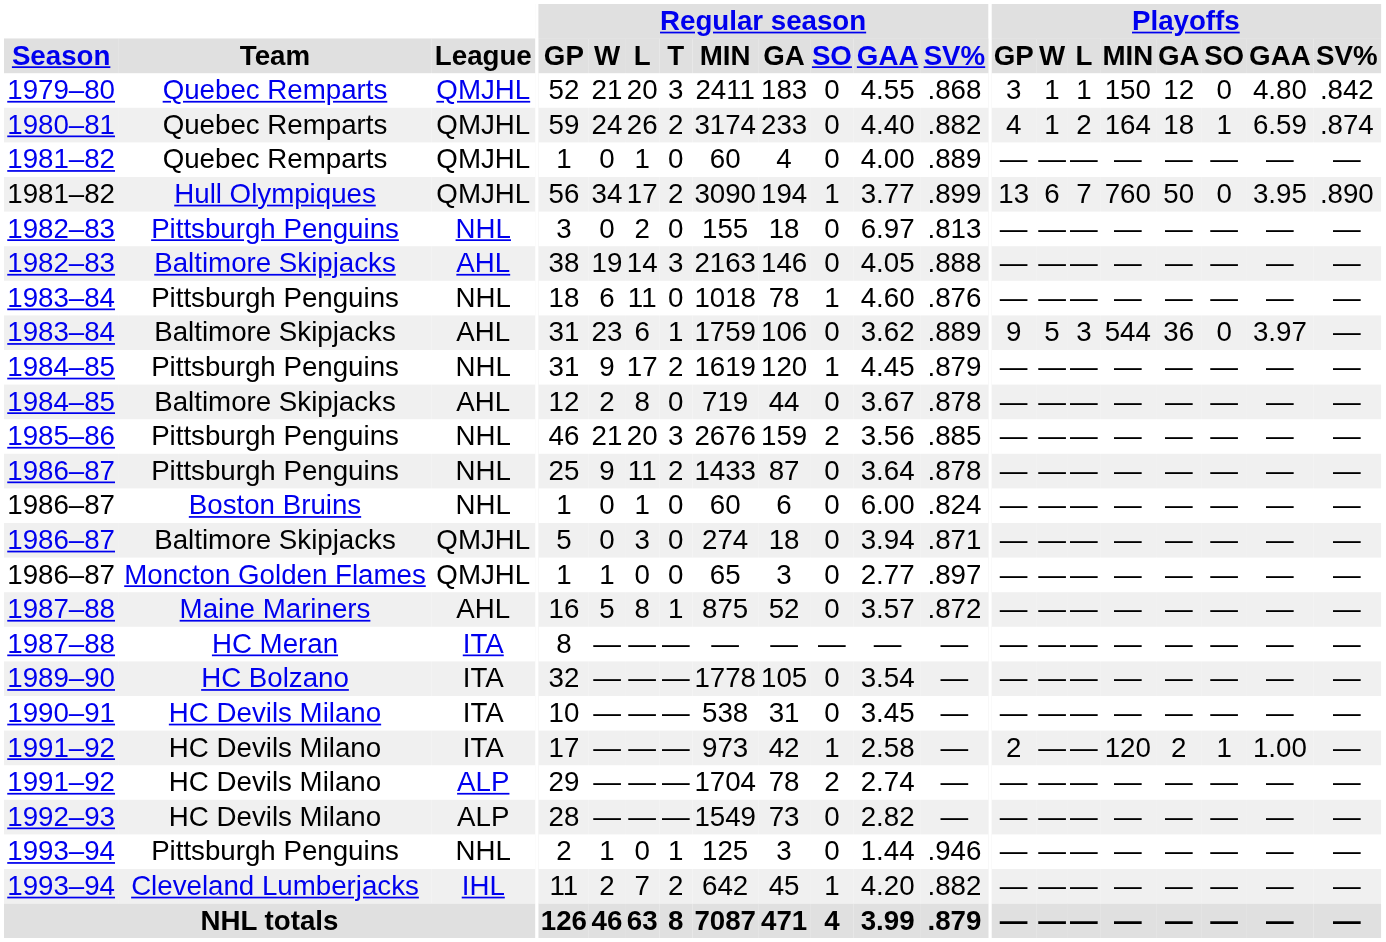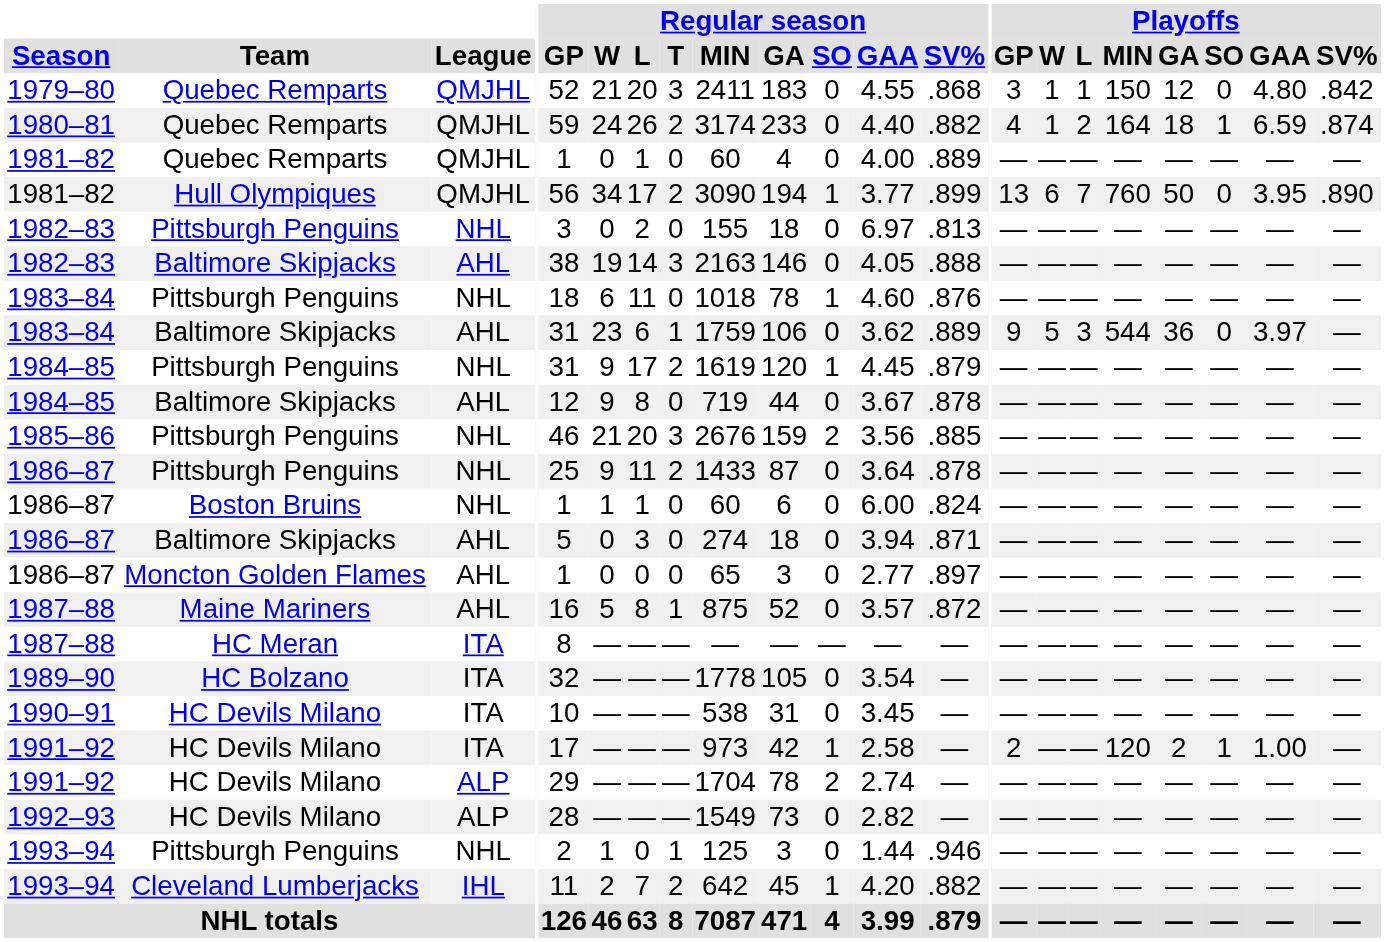(607, 401) 2 -> (607, 401) 9
(607, 505) 0 -> (607, 505) 1
(483, 539) QMJHL -> (483, 539) AHL
(483, 574) QMJHL -> (483, 574) AHL
(607, 574) 1 -> (607, 574) 0
